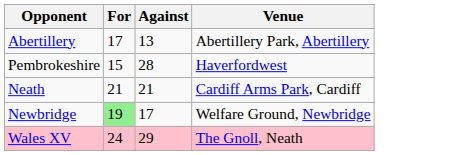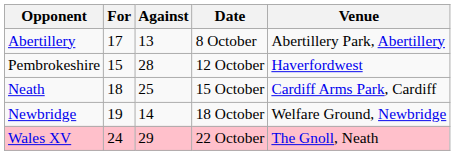+ column: (230, 16)
(115, 89) 21 -> (115, 89) 18
(146, 89) 21 -> (146, 89) 25
(115, 114) lightgreen background -> (115, 114) no background
(146, 114) 17 -> (146, 114) 14
